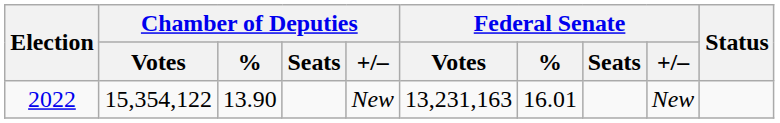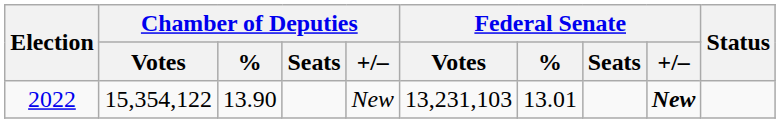(459, 99) 13,231,163 -> (459, 99) 13,231,103
(550, 99) 16.01 -> (550, 99) 13.01
(673, 99) normal -> (674, 99) bold
